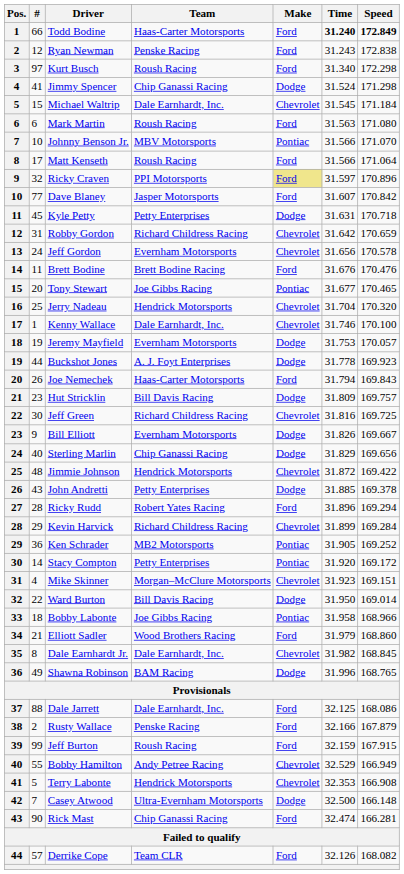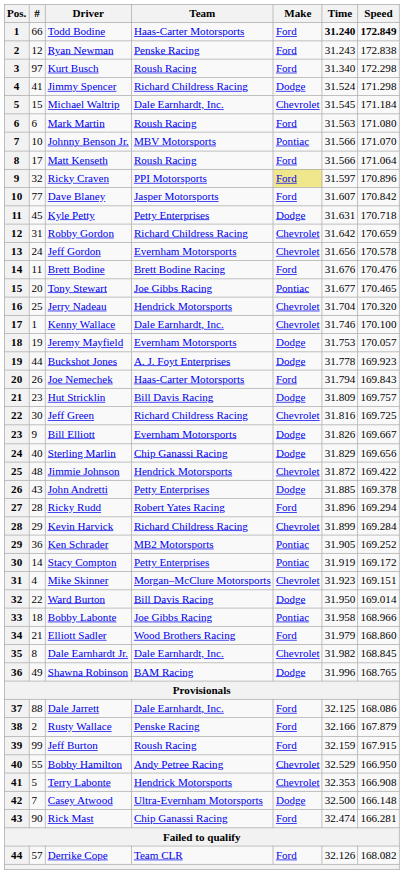(181, 87) Chip Ganassi Racing -> (191, 87) Richard Childress Racing
(340, 562) 31.920 -> (340, 562) 31.919
(378, 763) 166.949 -> (378, 763) 166.950
